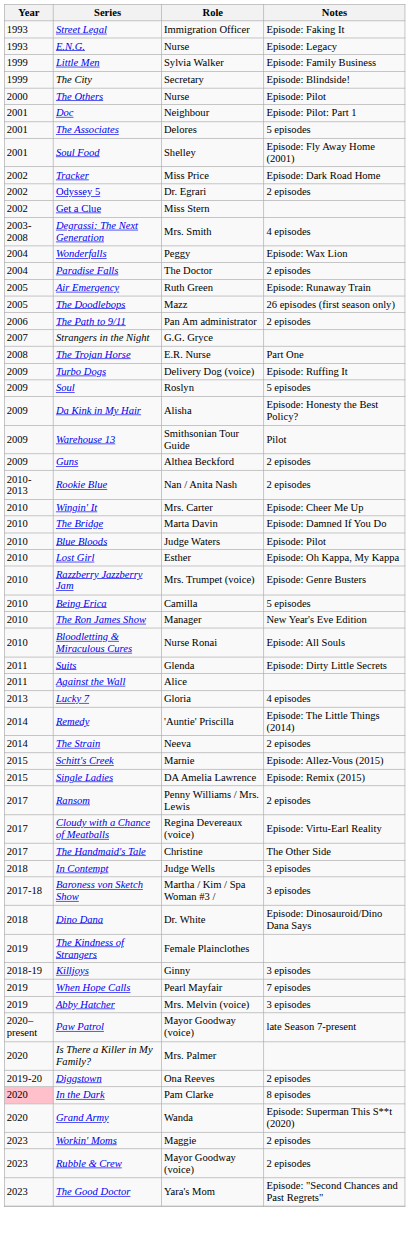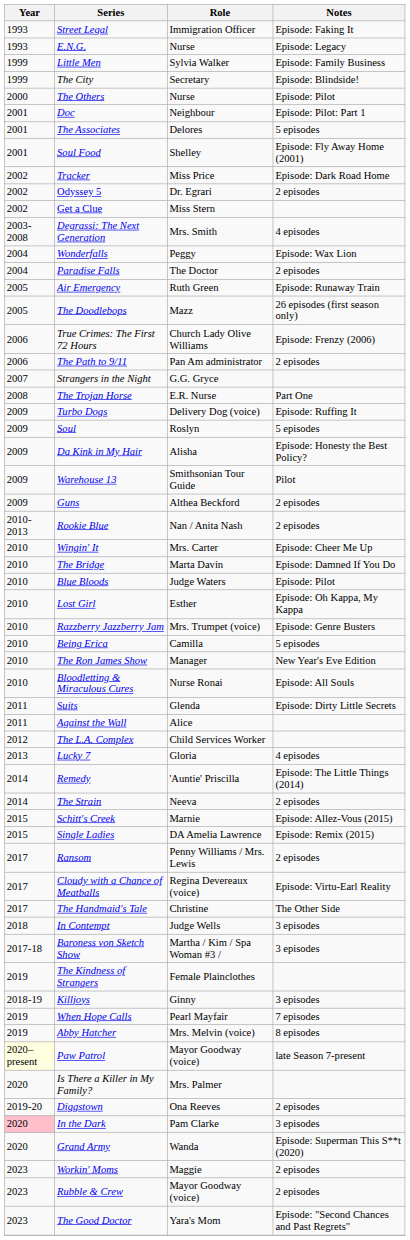+ row: (106, 339)
+ row: (95, 739)
- row: (80, 919)
(289, 1004) 3 episodes -> (298, 1033) 8 episodes
(22, 1027) no background -> (22, 1056) lightyellow background
(289, 1095) 8 episodes -> (298, 1124) 3 episodes
